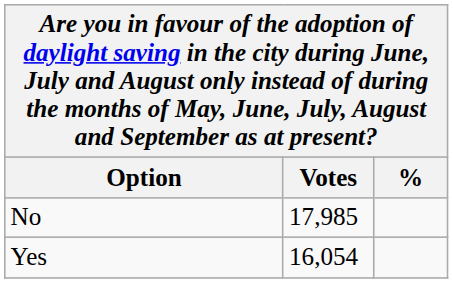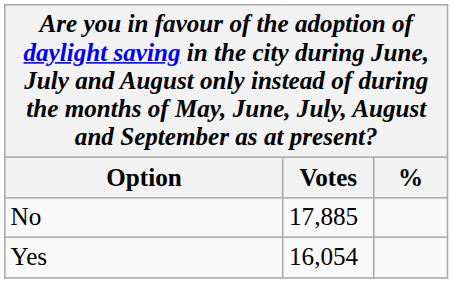(324, 217) 17,985 -> (324, 217) 17,885
